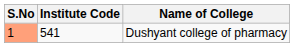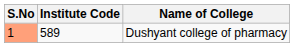(50, 33) 541 -> (50, 33) 589
